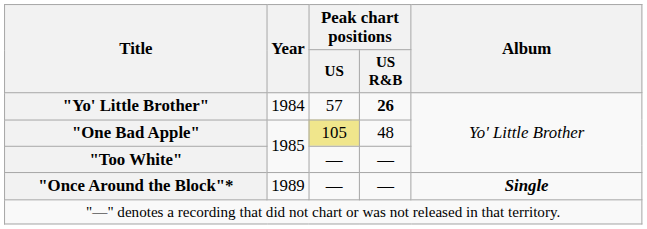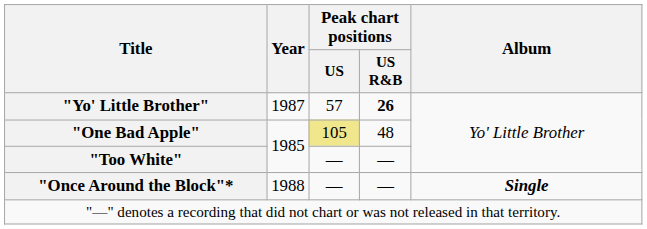(288, 106) 1984 -> (288, 106) 1987
(288, 186) 1989 -> (288, 186) 1988
